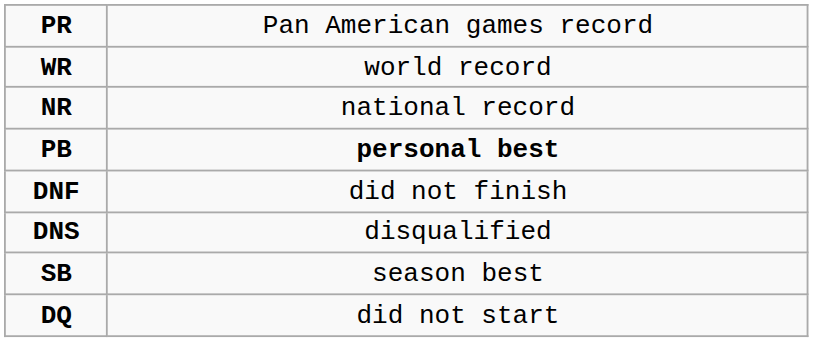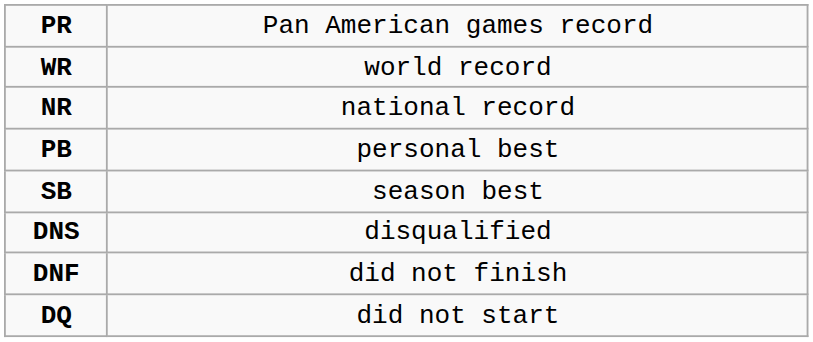(458, 150) bold -> (458, 150) normal
rows swapped: (56, 274) <-> (56, 191)
